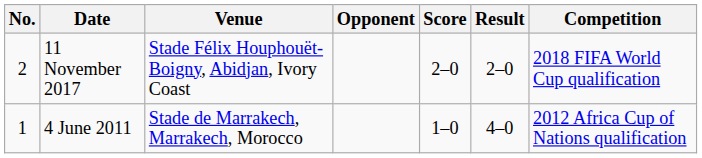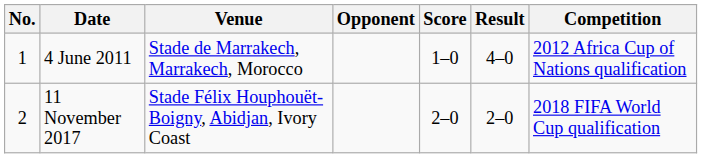rows swapped: (88, 128) <-> (83, 68)
